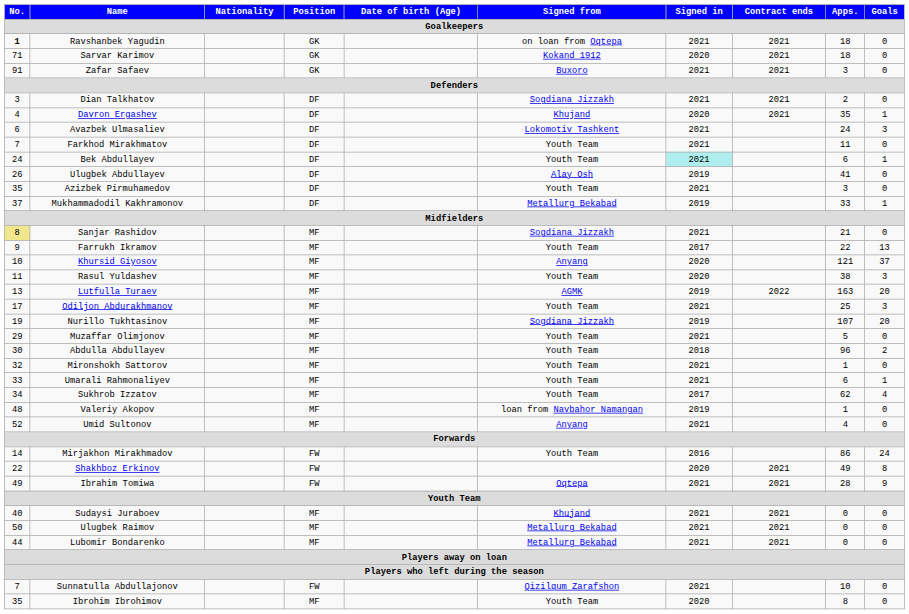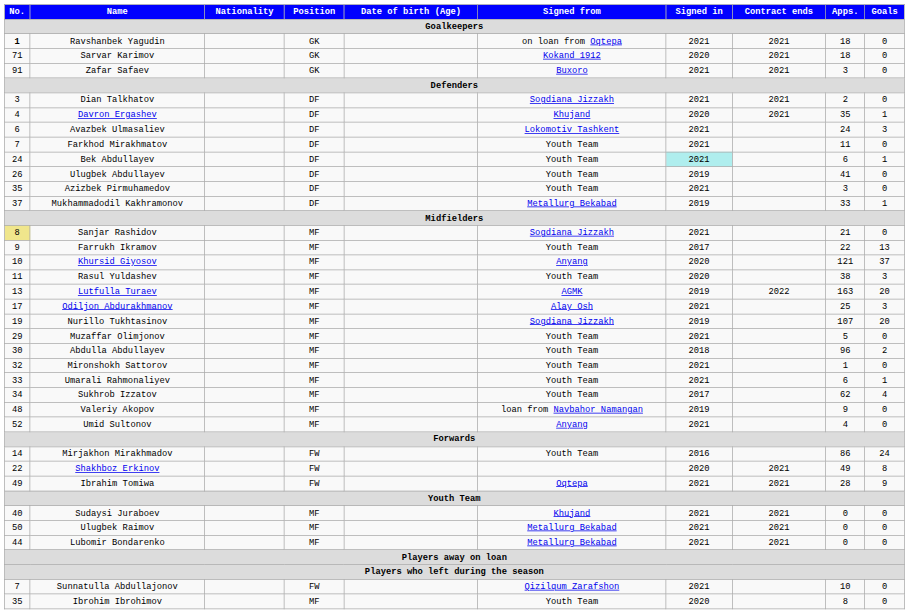(572, 174) Alay Osh -> (572, 174) Youth Team
(572, 306) Youth Team -> (572, 306) Alay Osh
(845, 409) 1 -> (845, 409) 9
